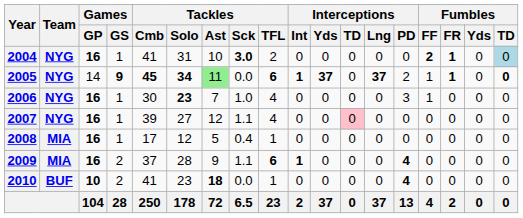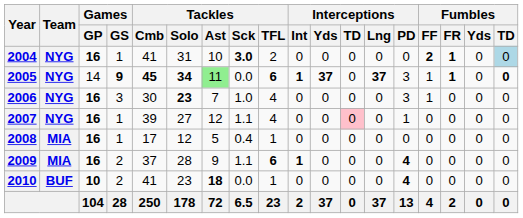(406, 77) 2 -> (406, 77) 3
(119, 98) 1 -> (119, 98) 3
(406, 118) 0 -> (406, 118) 1
